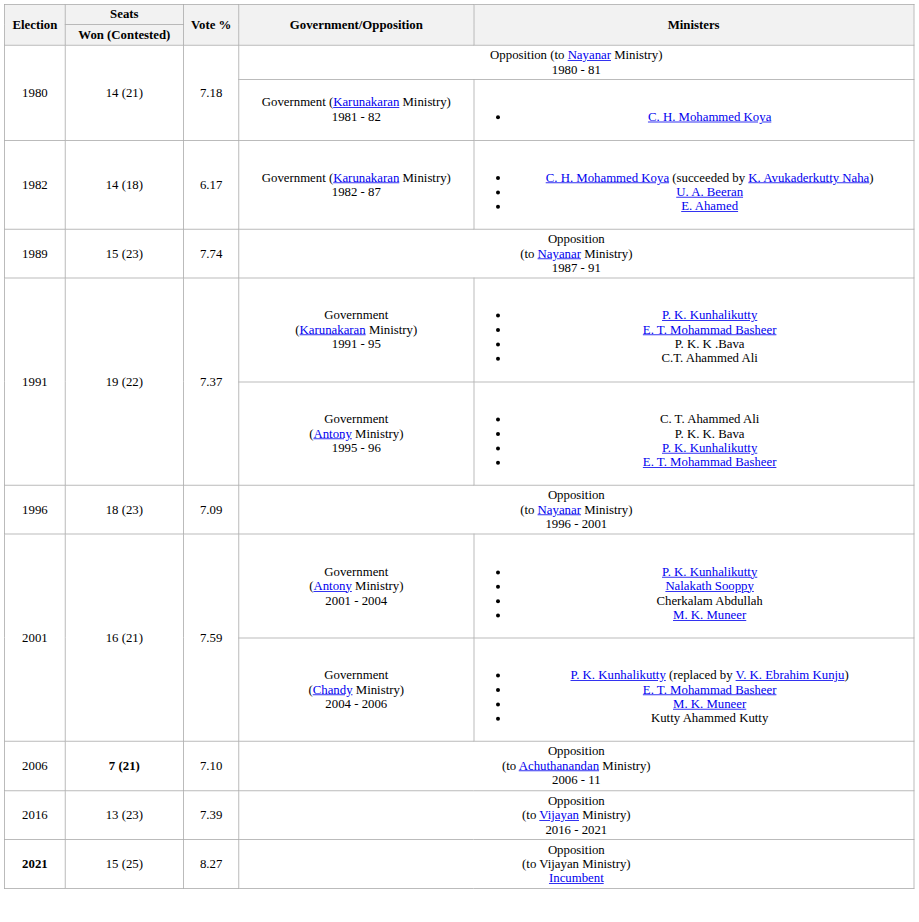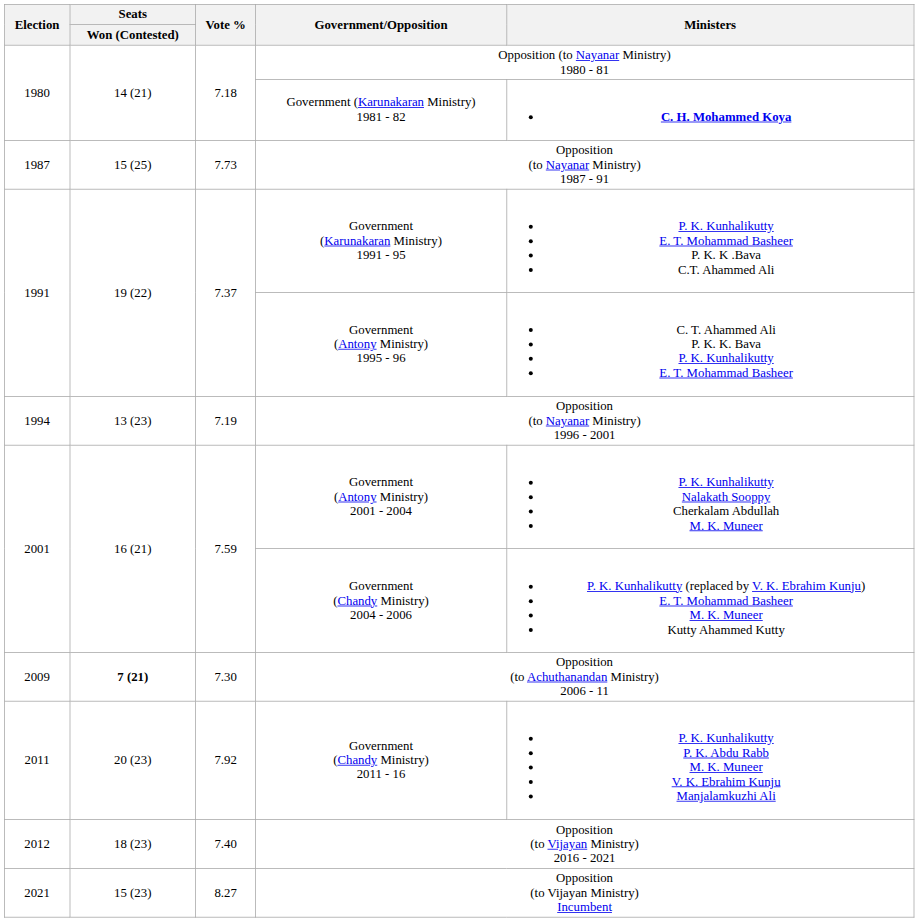(694, 117) normal -> (710, 117) bold
- row: (356, 184)
(35, 253) 1989 -> (37, 164) 1987
(124, 253) 15 (23) -> (133, 164) 15 (25)
(211, 253) 7.74 -> (226, 164) 7.73
(35, 509) 1996 -> (37, 420) 1994
(124, 509) 18 (23) -> (133, 420) 13 (23)
(211, 509) 7.09 -> (226, 420) 7.19
(35, 765) 2006 -> (37, 676) 2009
(211, 765) 7.10 -> (226, 676) 7.30
+ row: (381, 760)
(35, 815) 2016 -> (37, 843) 2012
(124, 815) 13 (23) -> (133, 843) 18 (23)
(211, 815) 7.39 -> (226, 843) 7.40
(35, 864) bold -> (37, 892) normal
(124, 864) 15 (25) -> (133, 892) 15 (23)
